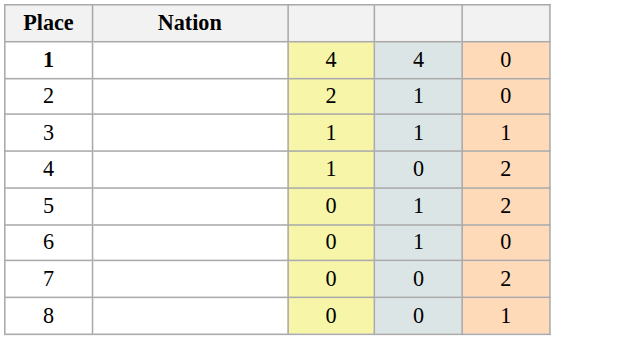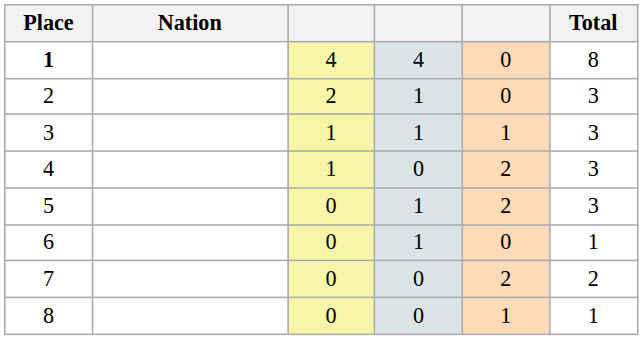+ column: (593, 23)
